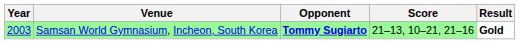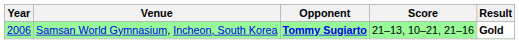(19, 30) 2003 -> (19, 30) 2006
